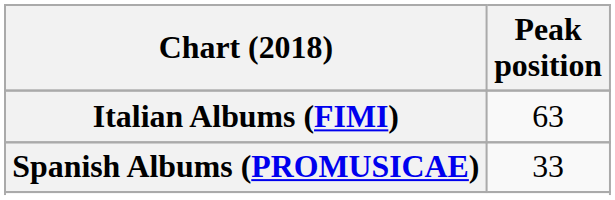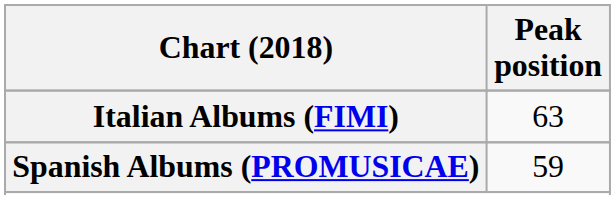(548, 166) 33 -> (548, 166) 59
